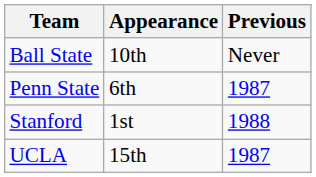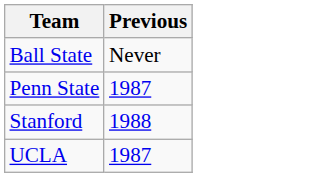- column: (164, 21)
